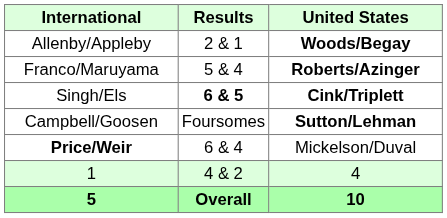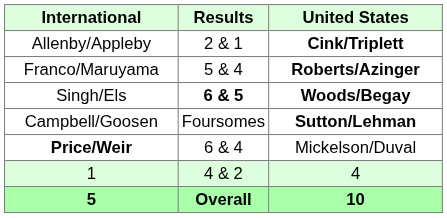(356, 43) Woods/Begay -> (356, 43) Cink/Triplett
(356, 95) Cink/Triplett -> (356, 95) Woods/Begay
